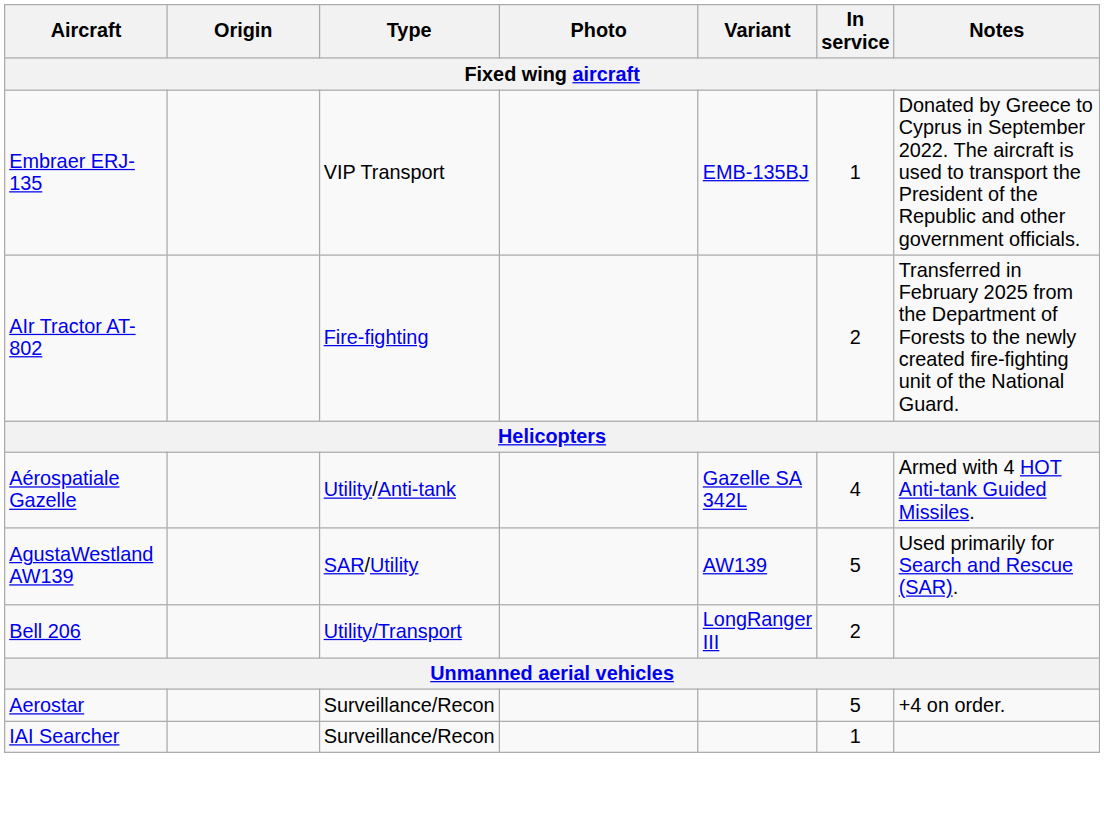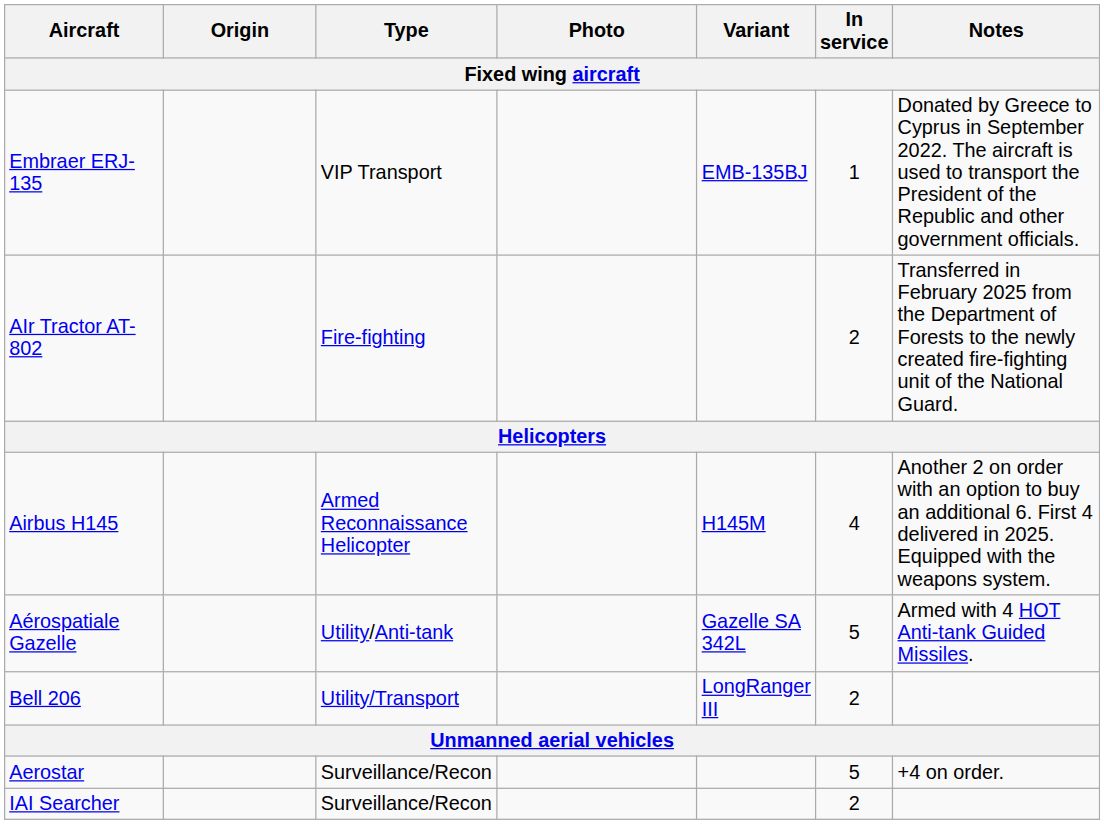+ row: (64, 523)
(855, 490) 4 -> (854, 633) 5
- row: (81, 566)
(855, 736) 1 -> (854, 803) 2
